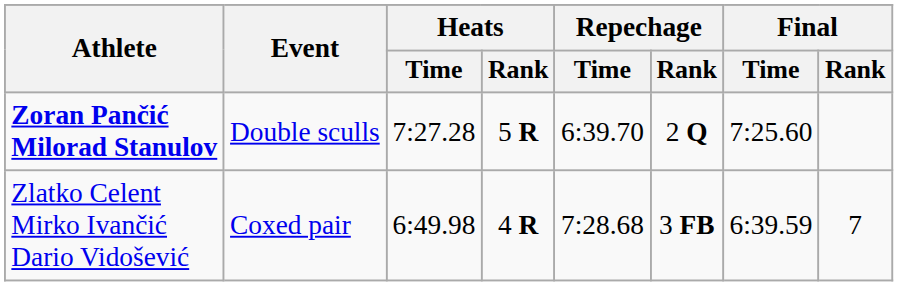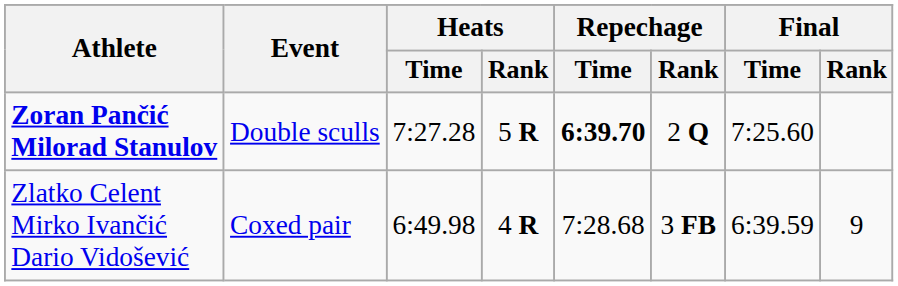(602, 131) normal -> (603, 131) bold
(855, 224) 7 -> (857, 224) 9
